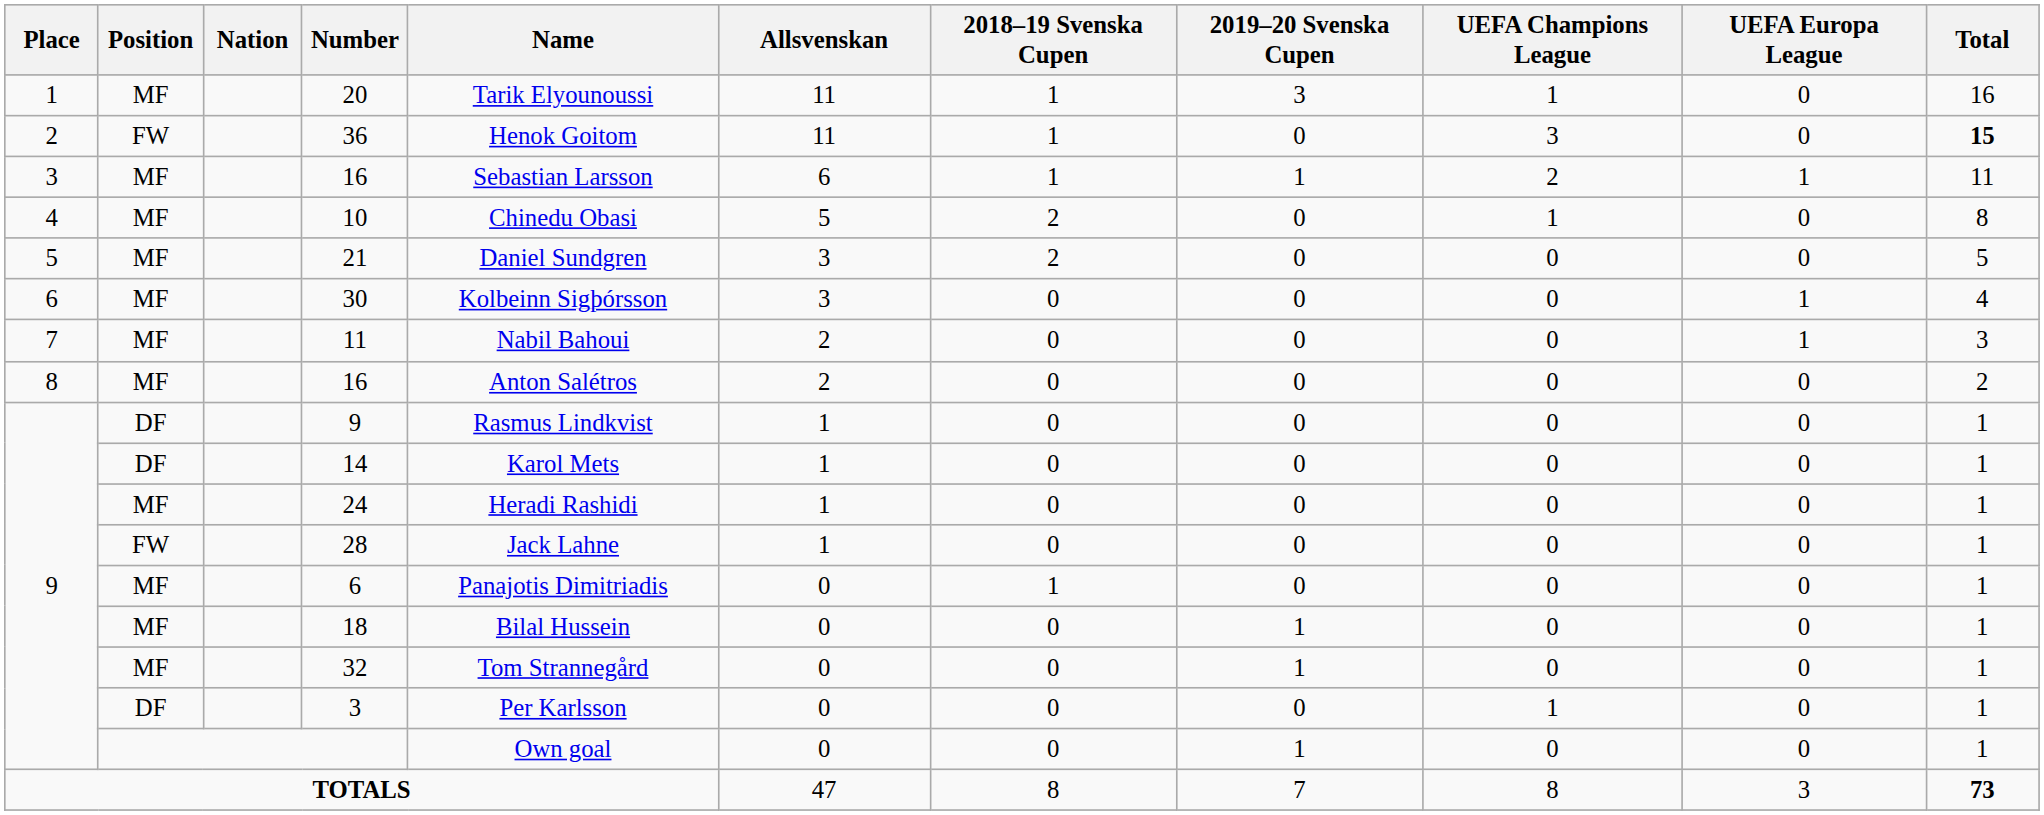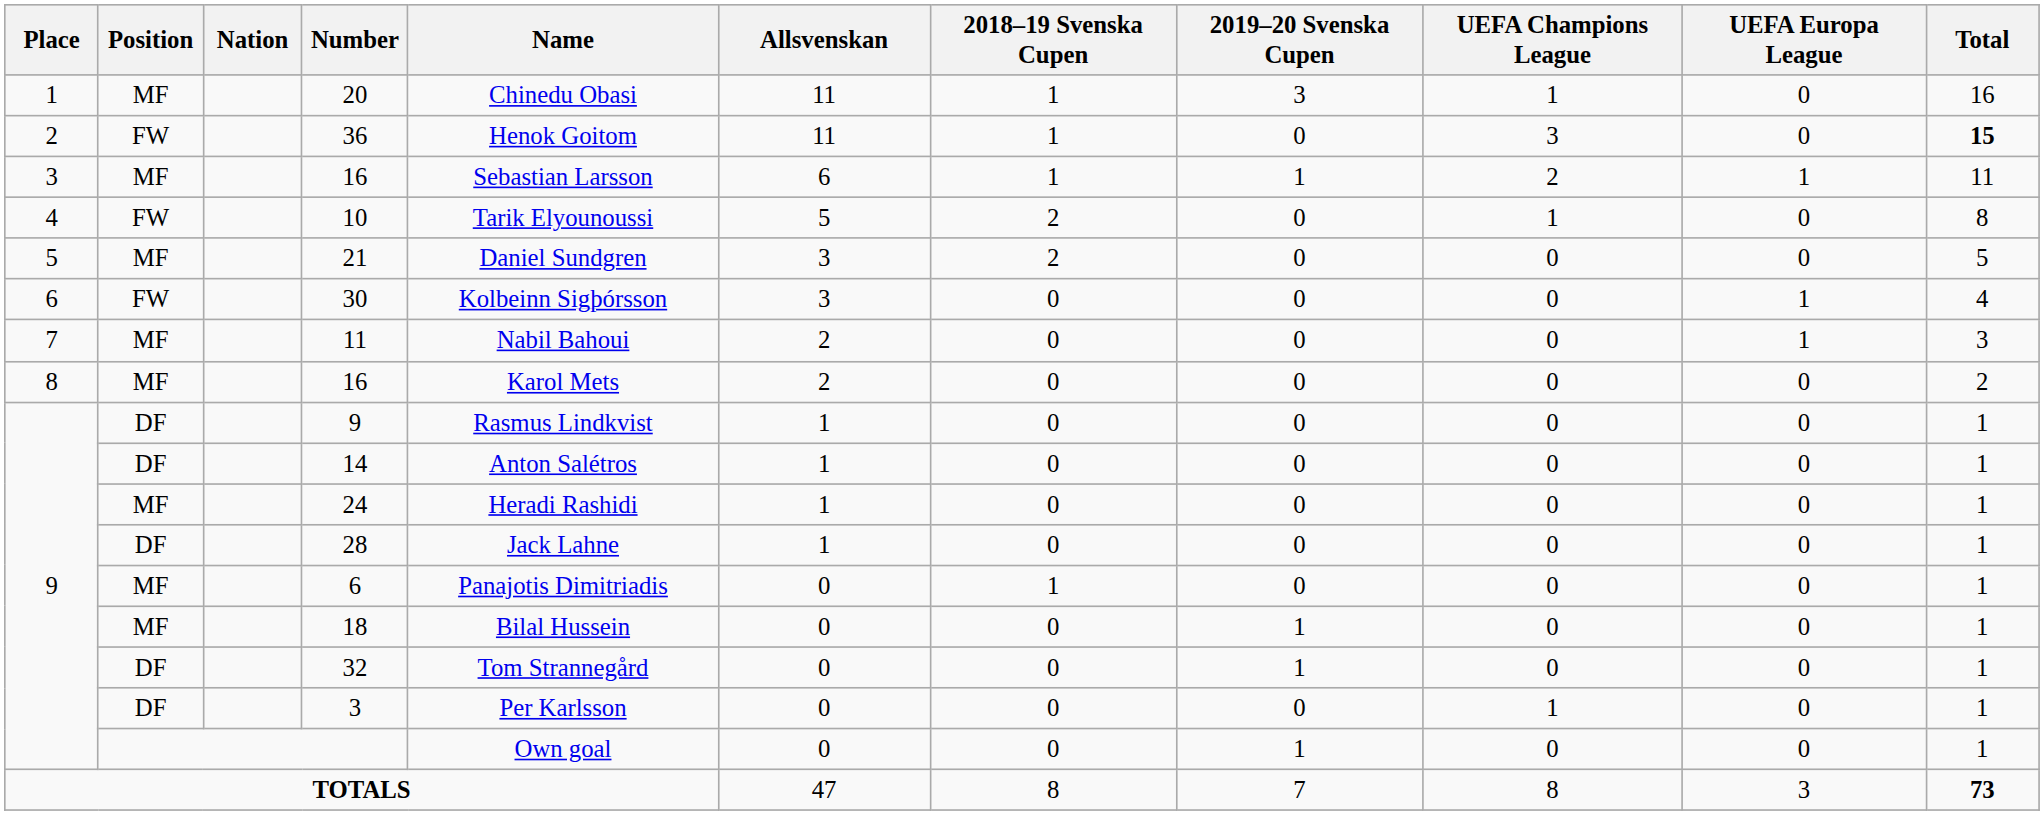(563, 95) Tarik Elyounoussi -> (563, 95) Chinedu Obasi
(151, 217) MF -> (151, 217) FW
(563, 217) Chinedu Obasi -> (563, 217) Tarik Elyounoussi
(151, 299) MF -> (151, 299) FW
(563, 381) Anton Salétros -> (563, 381) Karol Mets
(563, 462) Karol Mets -> (563, 462) Anton Salétros
(151, 544) FW -> (151, 544) DF
(151, 667) MF -> (151, 667) DF
